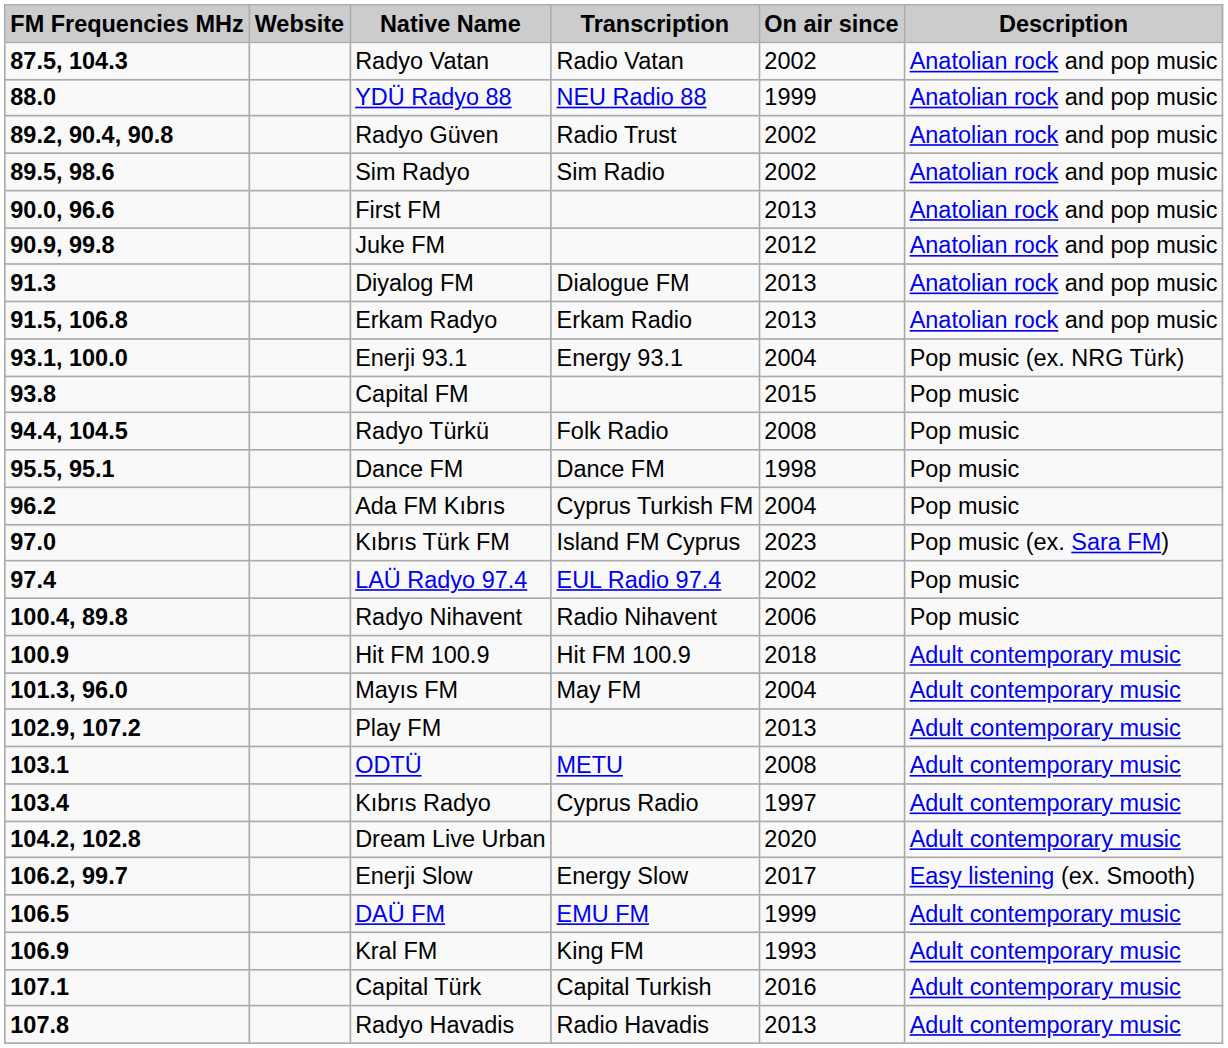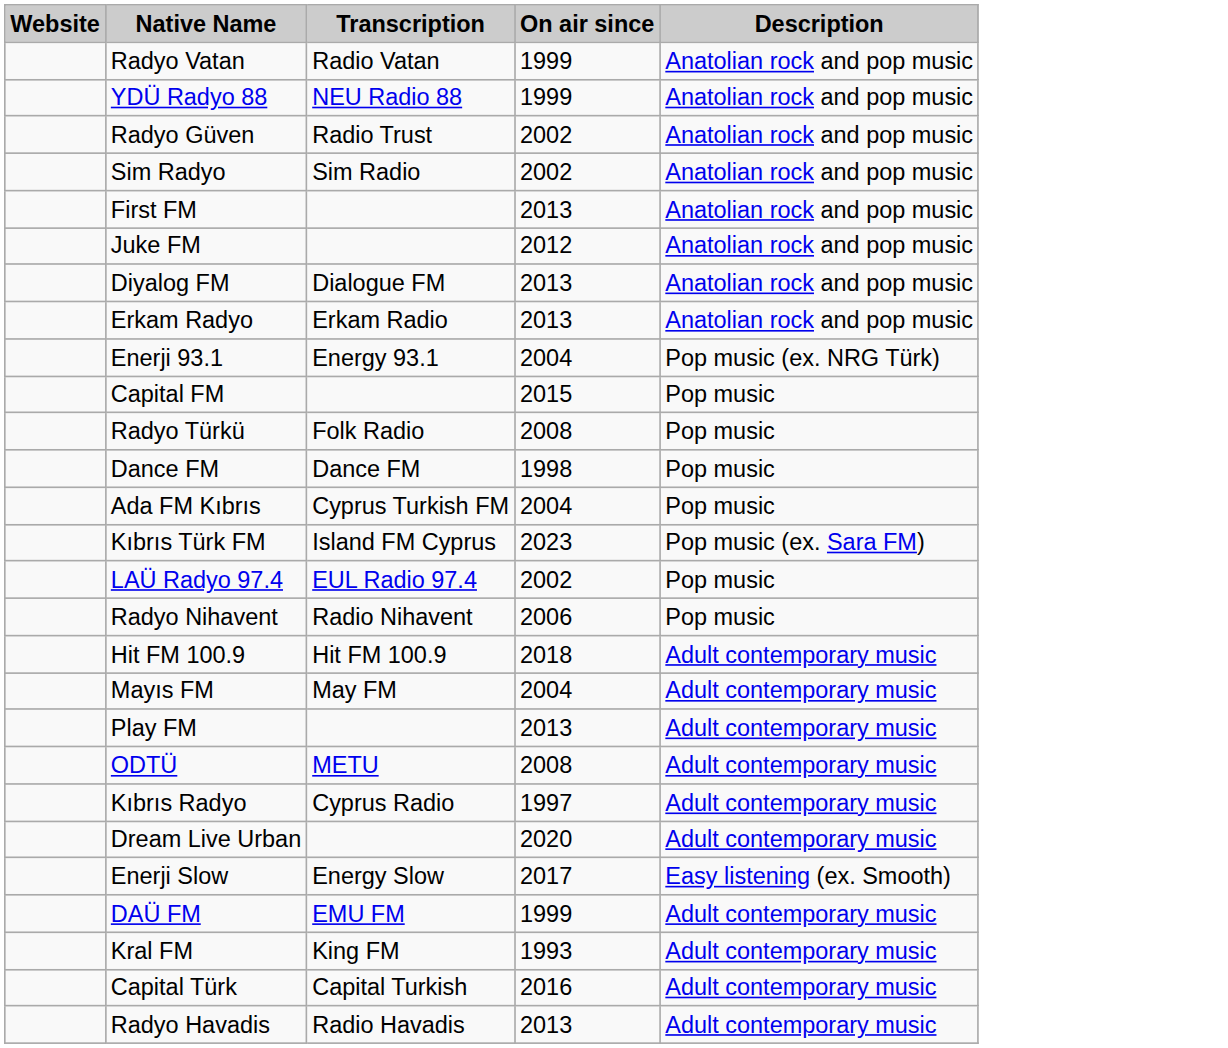- column: (127, 24)
(790, 61) 2002 -> (546, 61) 1999
